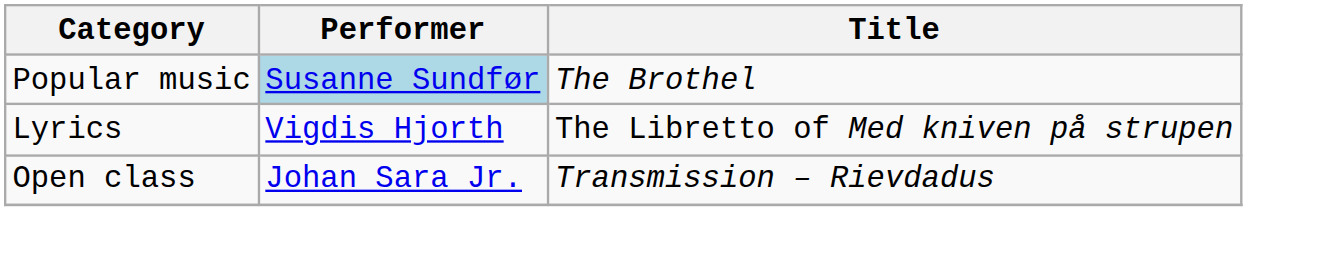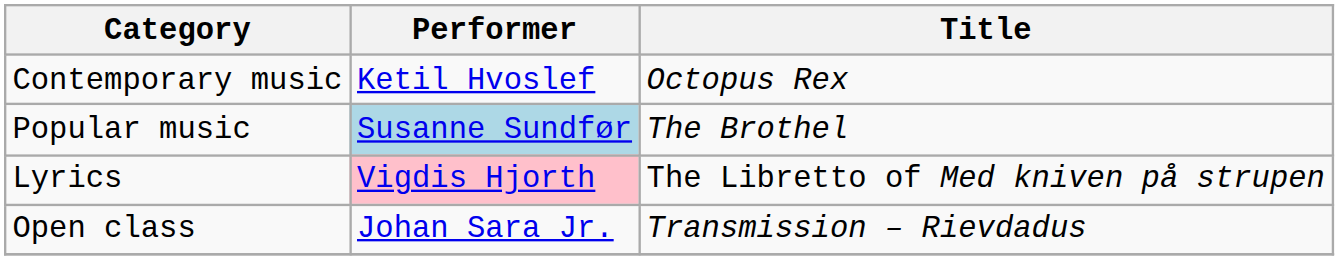+ row: (177, 80)
(384, 130) no background -> (476, 179) pink background
